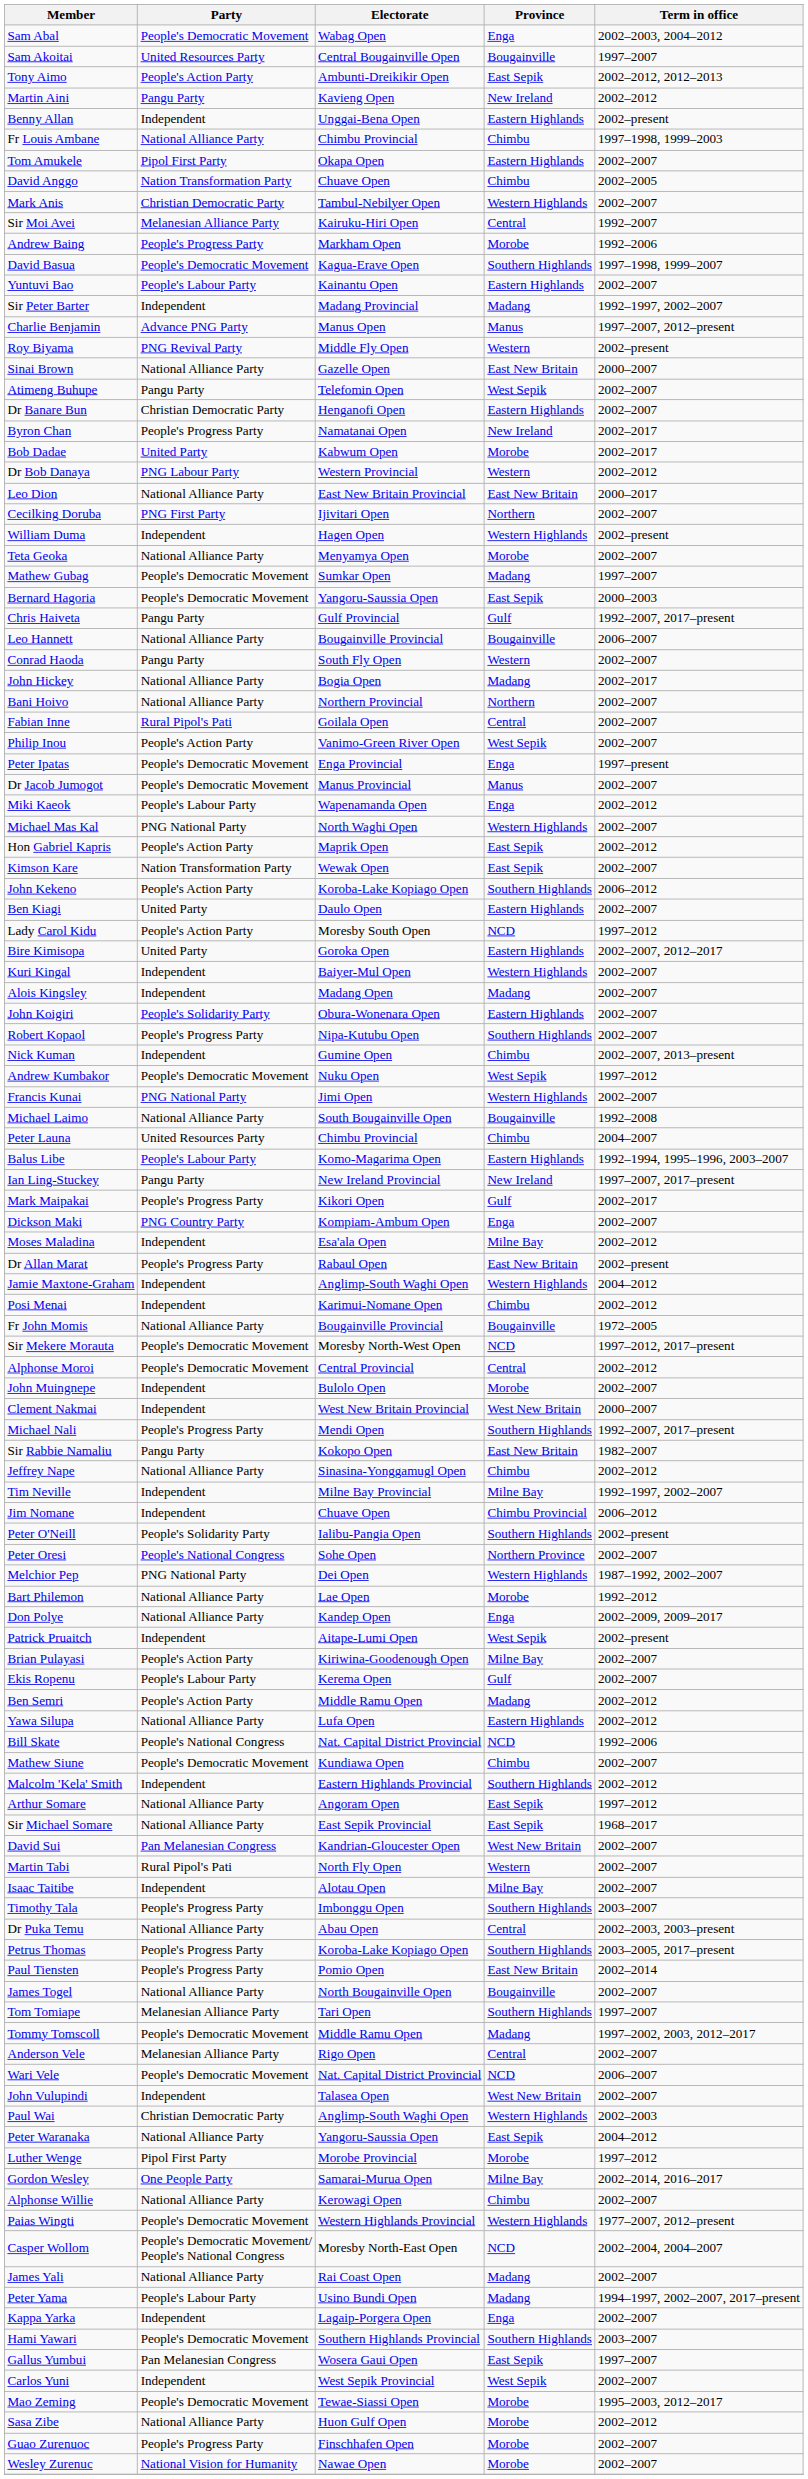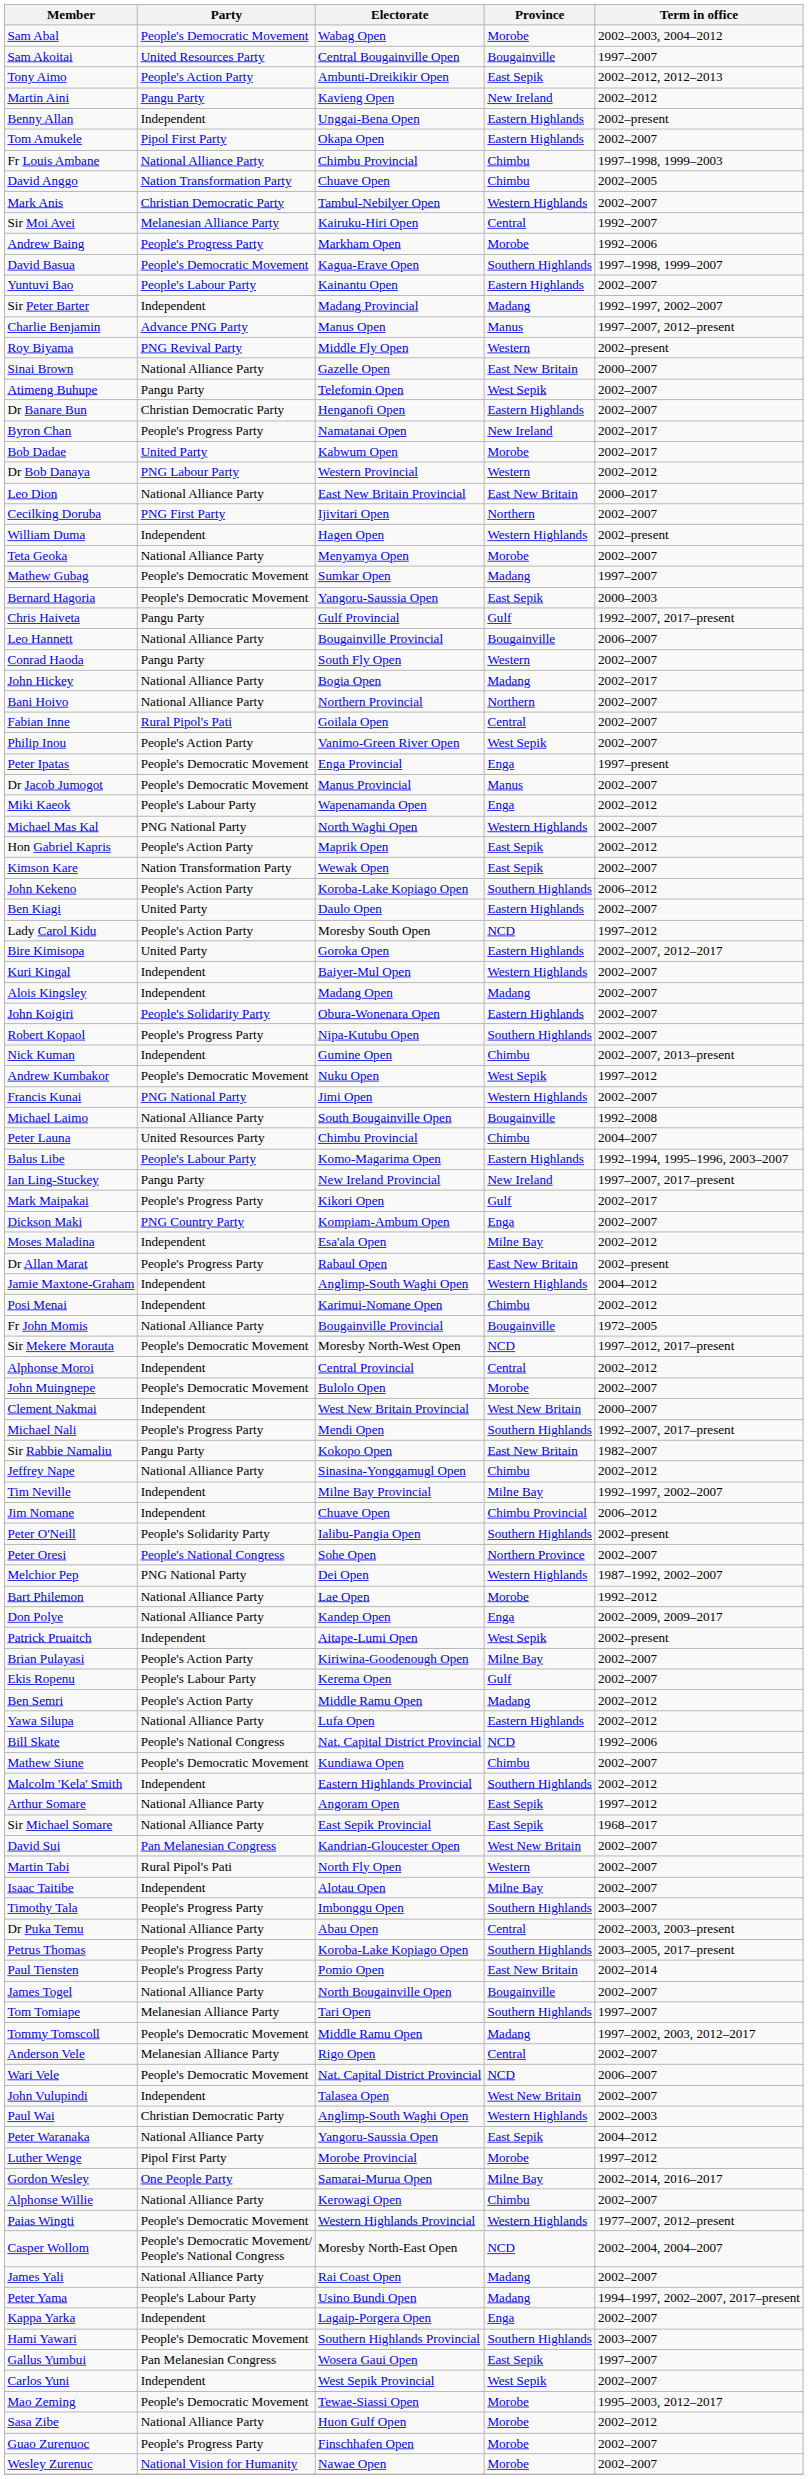(501, 35) Enga -> (508, 35) Morobe
rows swapped: (53, 139) <-> (45, 160)
(225, 1367) People's Democratic Movement -> (173, 1367) Independent
(173, 1388) Independent -> (225, 1388) People's Democratic Movement
